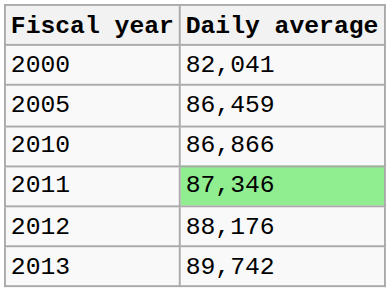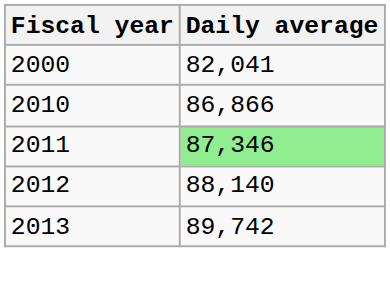- row: (40, 106)
(230, 226) 88,176 -> (230, 186) 88,140
